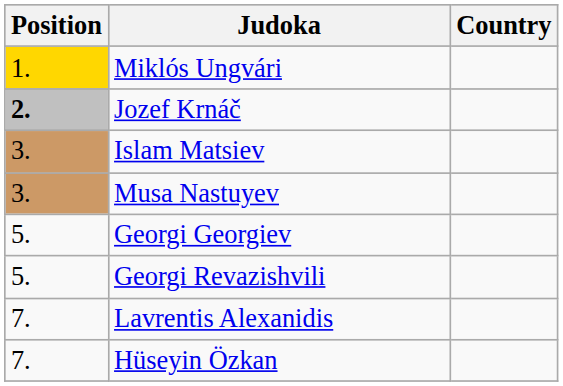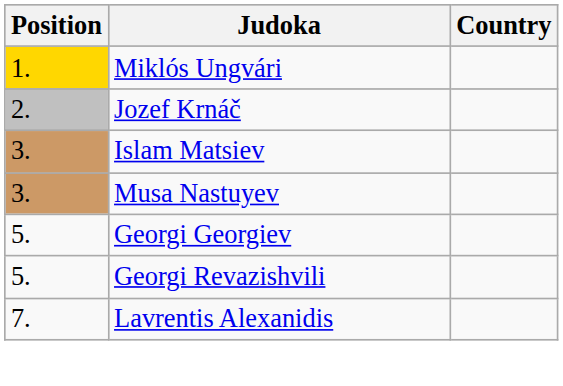(21, 109) bold -> (21, 109) normal
- row: (196, 360)
